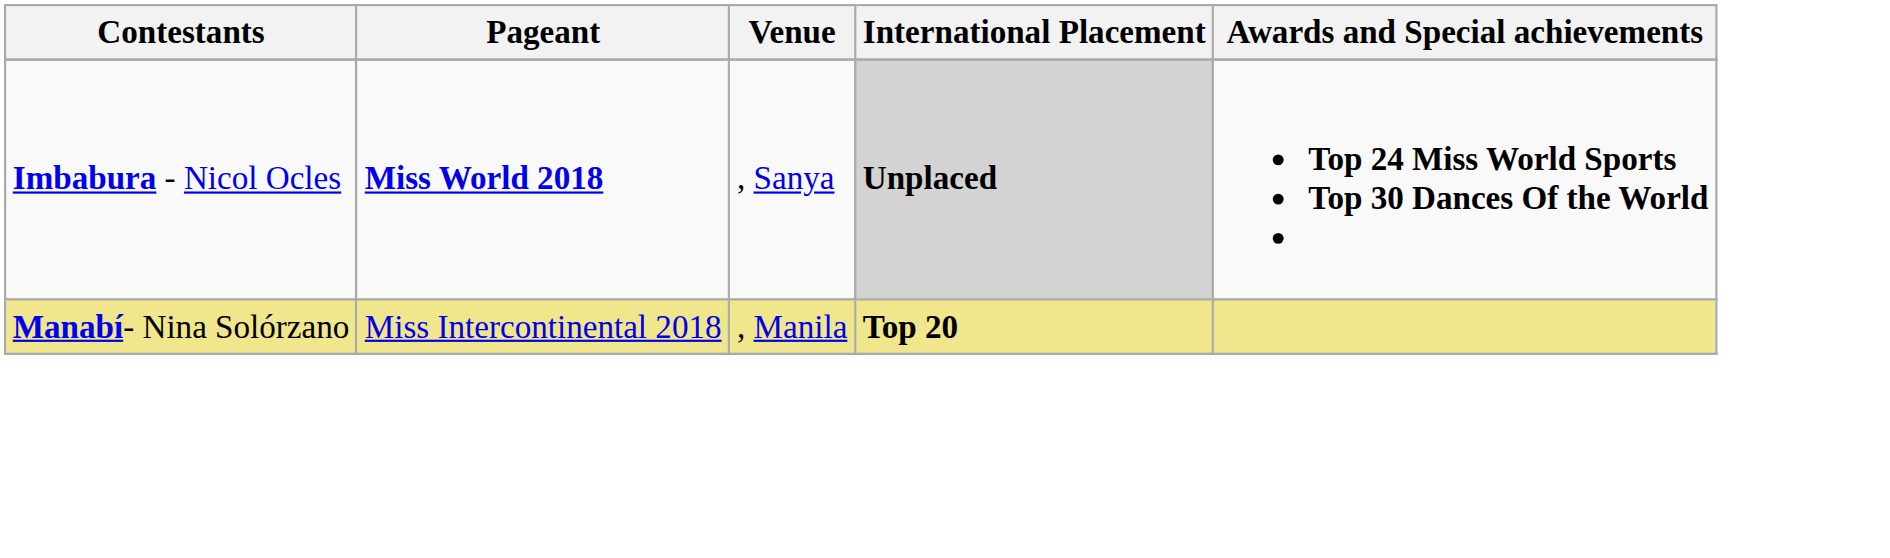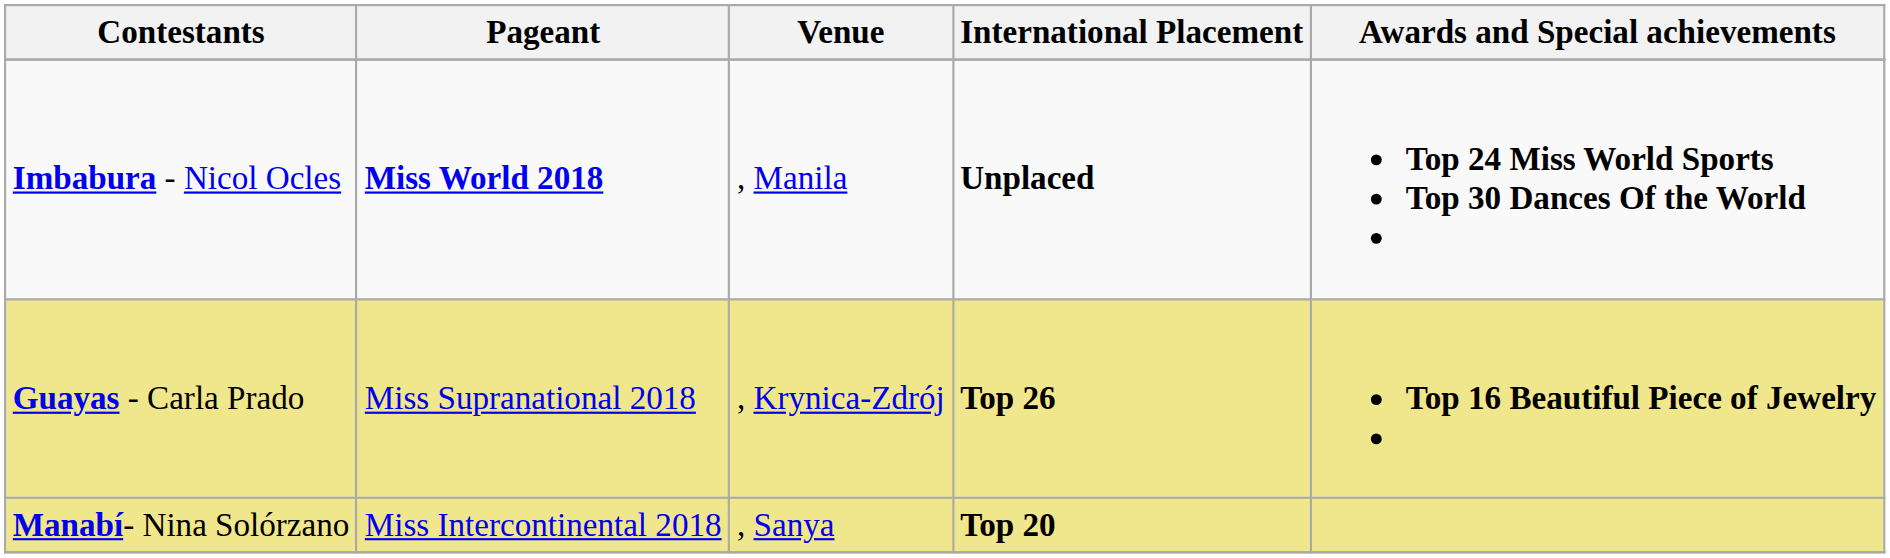(786, 178) , Sanya -> (792, 178) , Manila
(930, 178) lightgrey background -> (1027, 178) no background
+ row: (159, 397)
(792, 325) , Manila -> (786, 524) , Sanya
